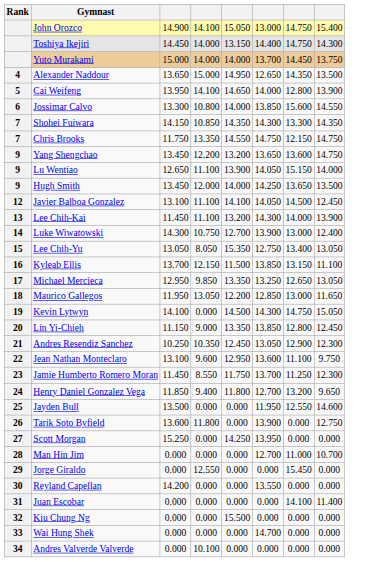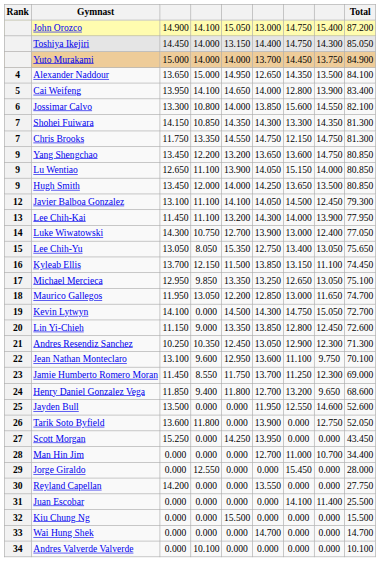+ column: (360, 12)
